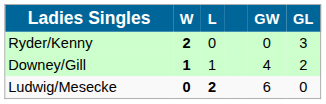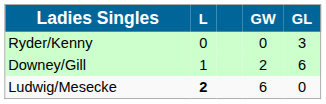- column: (187, 18)
(267, 65) 4 -> (263, 65) 2
(303, 65) 2 -> (302, 65) 6
